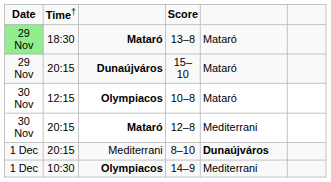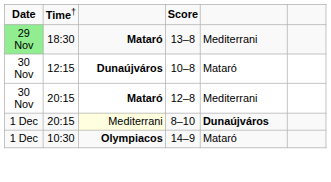(220, 39) Mataró -> (230, 39) Mediterrani
- row: (183, 68)
(132, 98) Olympiacos -> (130, 68) Dunaújváros
(136, 151) no background -> (136, 121) lightyellow background
(230, 168) Mediterrani -> (220, 139) Mataró
